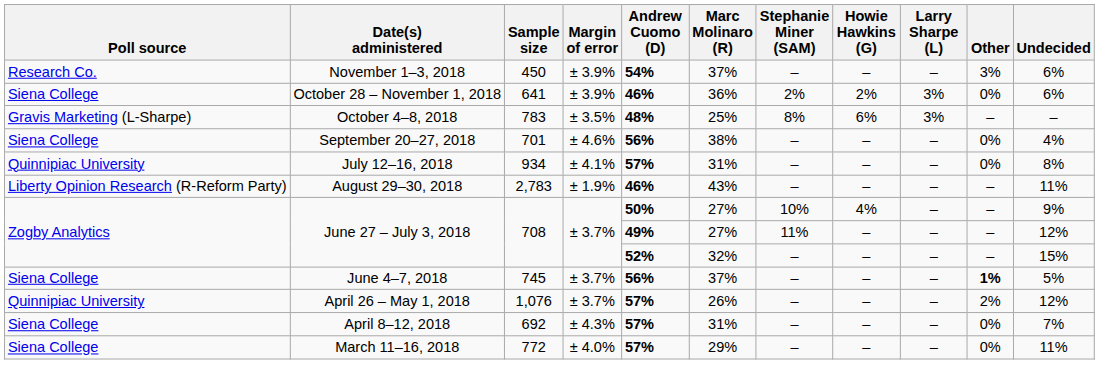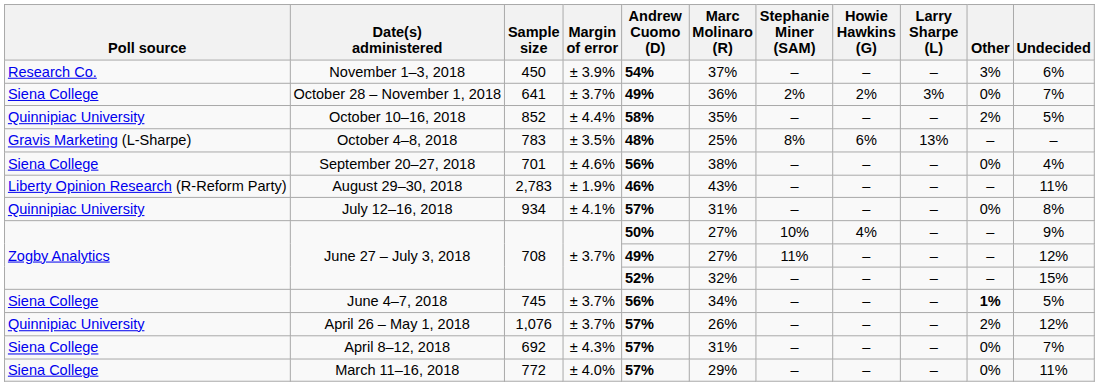(592, 95) ± 3.9% -> (592, 95) ± 3.7%
(639, 95) 46% -> (639, 95) 49%
(1054, 95) 6% -> (1054, 95) 7%
+ row: (397, 118)
(934, 118) 3% -> (934, 141) 13%
rows swapped: (397, 187) <-> (397, 164)
(723, 278) 37% -> (723, 301) 34%
